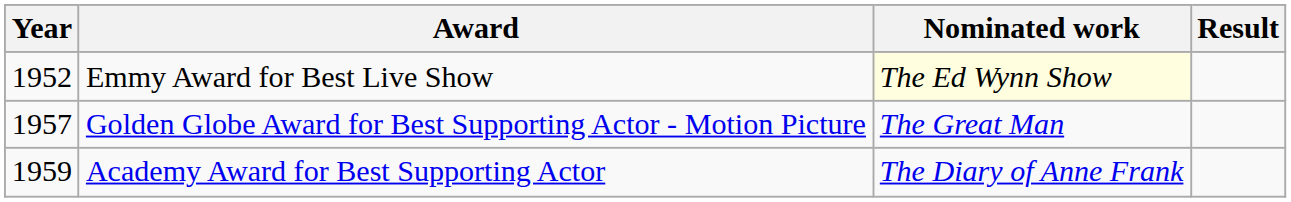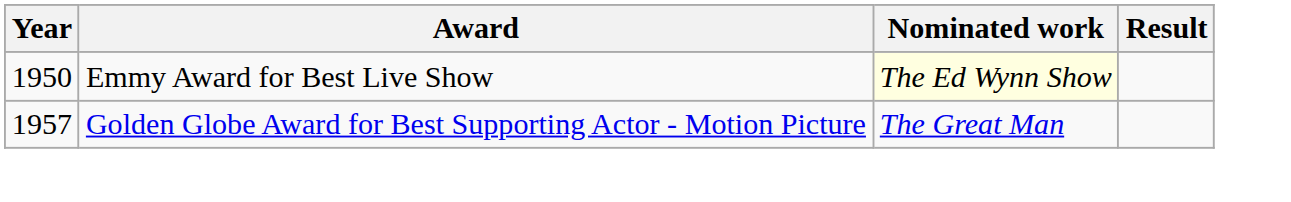(42, 76) 1952 -> (42, 76) 1950
- row: (346, 171)
